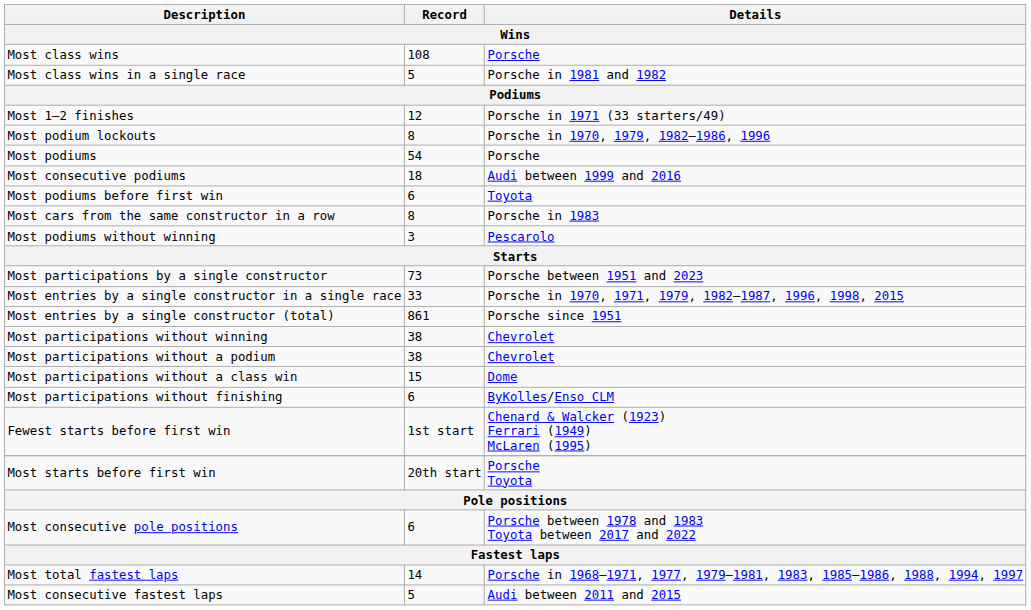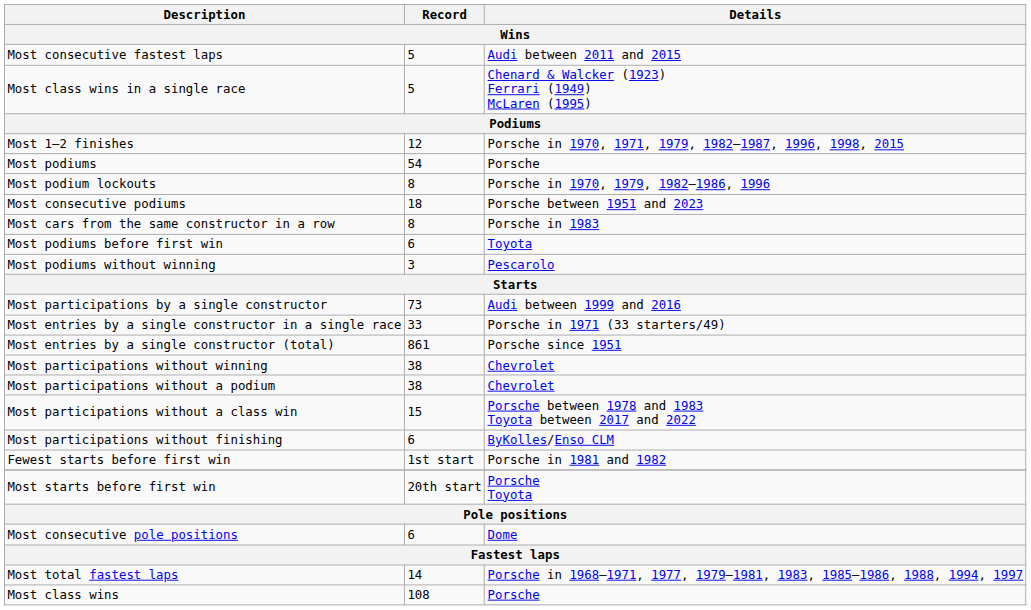rows swapped: (63, 55) <-> (115, 595)
(577, 75) Porsche in 1981 and 1982 -> (577, 89) Chenard & Walcker (1923) Ferrari (1949) McLaren (1995)
(607, 115) Porsche in 1971 (33 starters/49) -> (696, 144) Porsche in 1970, 1971, 1979, 1982–1987, 1996, 1998, 2015
rows swapped: (52, 155) <-> (82, 135)
(584, 176) Audi between 1999 and 2016 -> (595, 204) Porsche between 1951 and 2023
rows swapped: (171, 216) <-> (115, 196)
(595, 276) Porsche between 1951 and 2023 -> (584, 305) Audi between 1999 and 2016
(696, 296) Porsche in 1970, 1971, 1979, 1982–1987, 1996, 1998, 2015 -> (607, 325) Porsche in 1971 (33 starters/49)
(502, 377) Dome -> (595, 412) Porsche between 1978 and 1983 Toyota between 2017 and 2022
(577, 431) Chenard & Walcker (1923) Ferrari (1949) McLaren (1995) -> (577, 460) Porsche in 1981 and 1982
(595, 527) Porsche between 1978 and 1983 Toyota between 2017 and 2022 -> (502, 534) Dome
